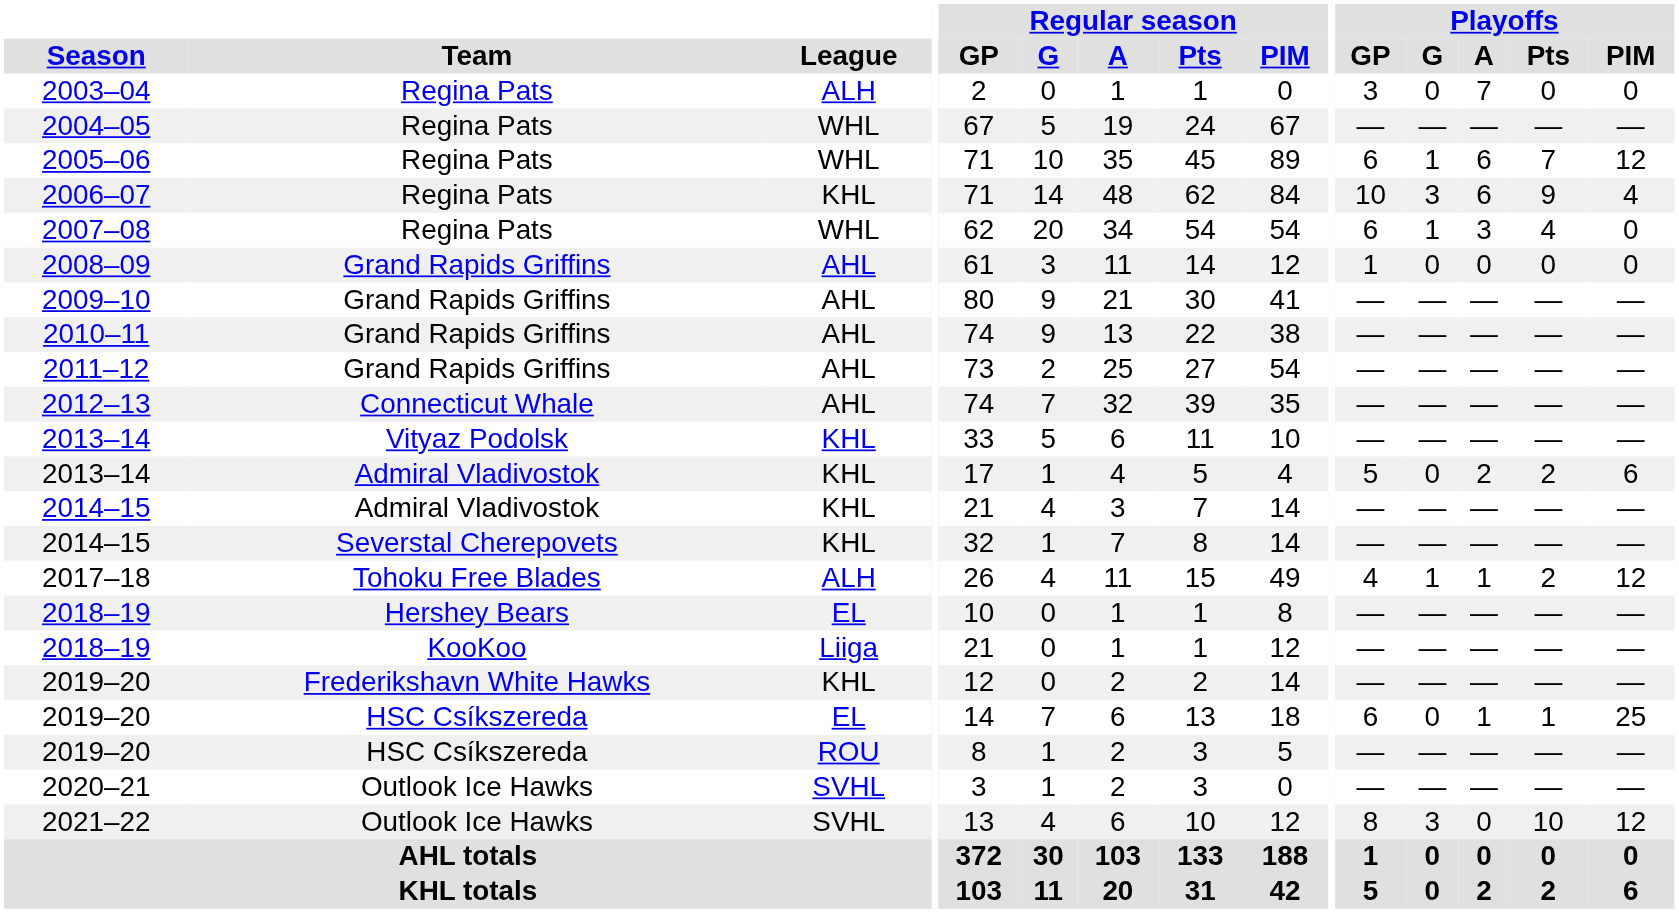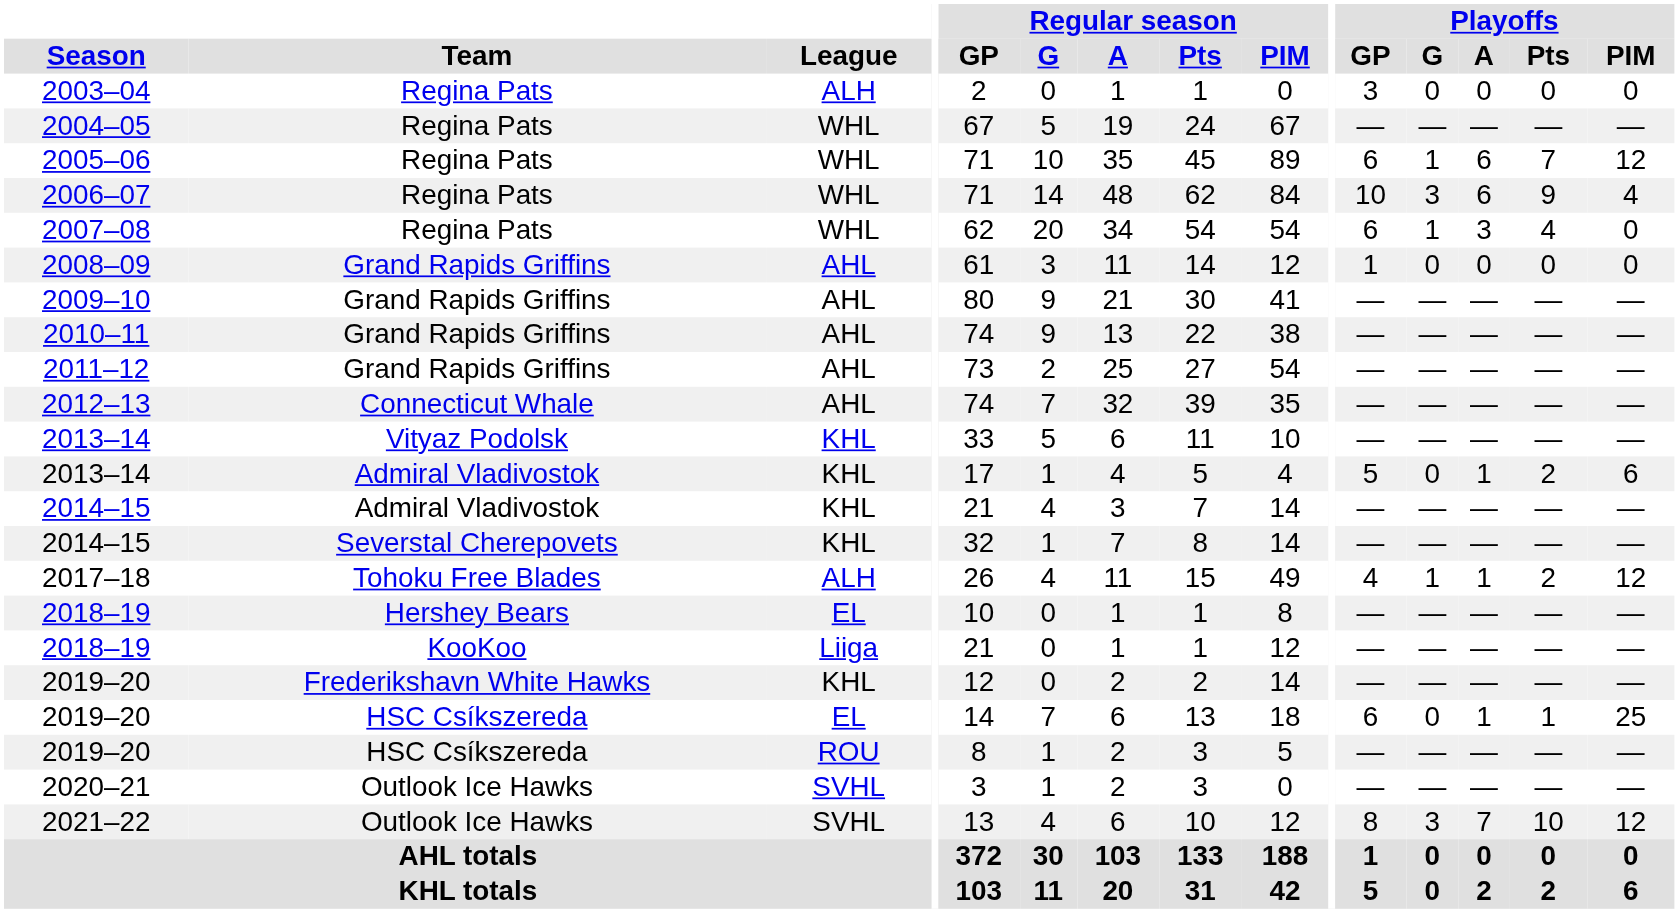(1484, 90) 7 -> (1484, 90) 0
(849, 195) KHL -> (849, 195) WHL
(1484, 473) 2 -> (1484, 473) 1
(1484, 821) 0 -> (1484, 821) 7
